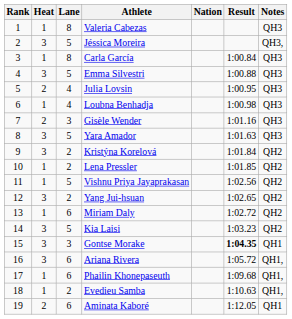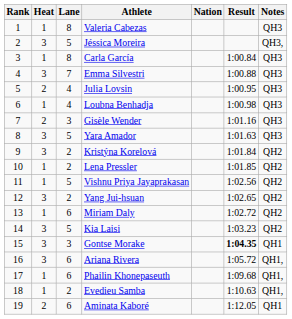(69, 74) 5 -> (69, 74) 7
